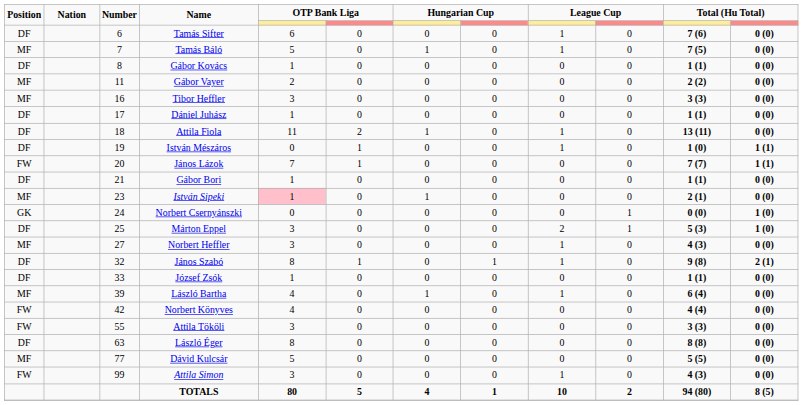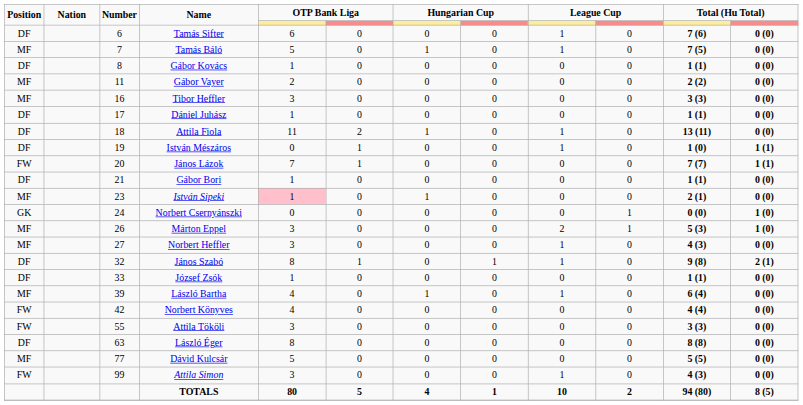(24, 229) DF -> (24, 229) MF
(119, 229) 25 -> (119, 229) 26
